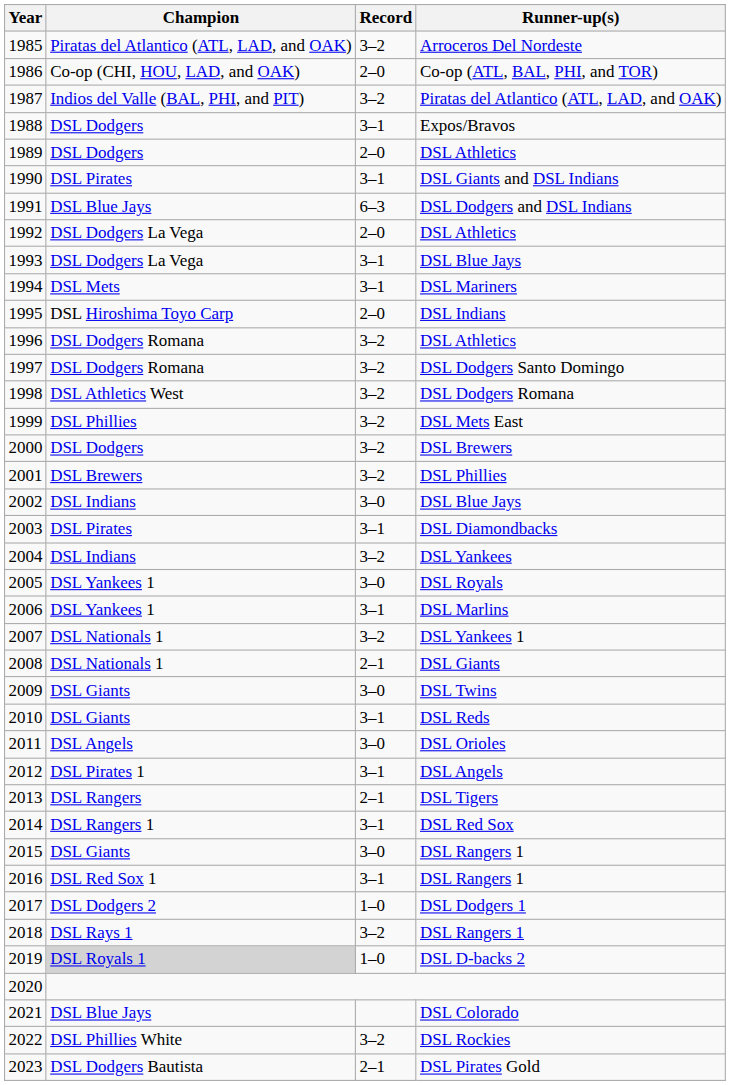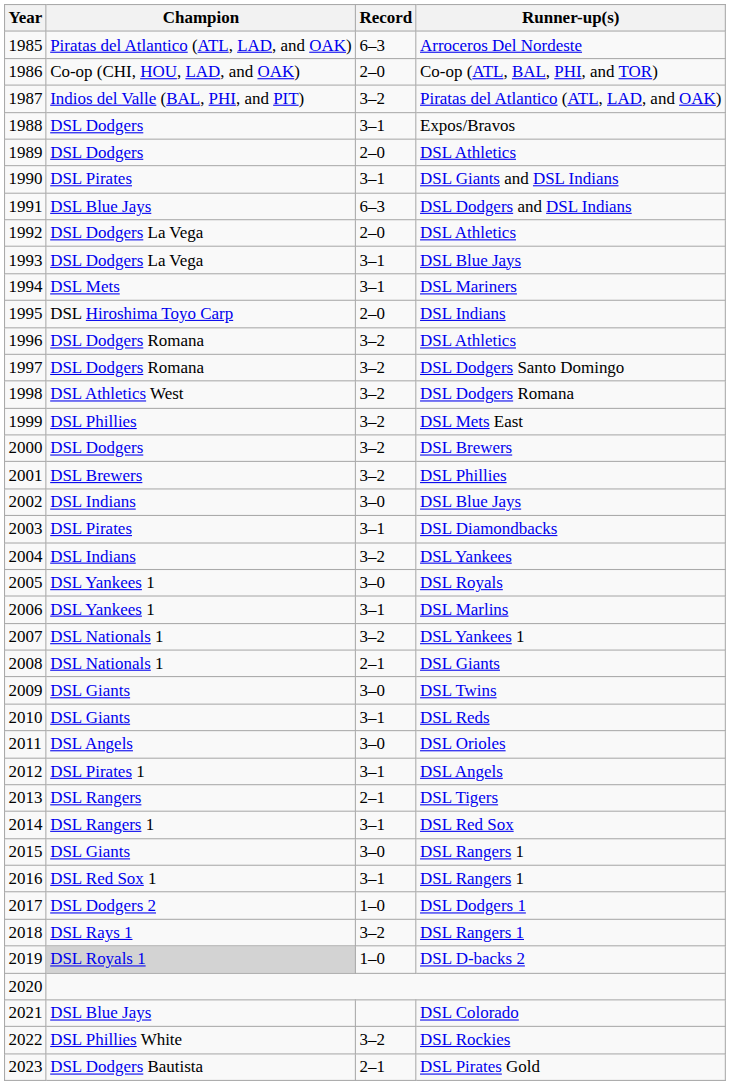(372, 44) 3–2 -> (372, 44) 6–3
